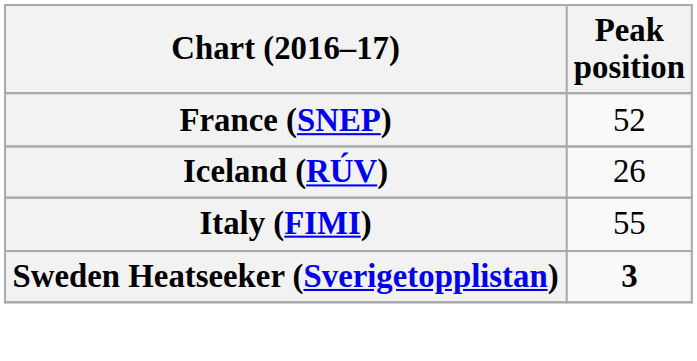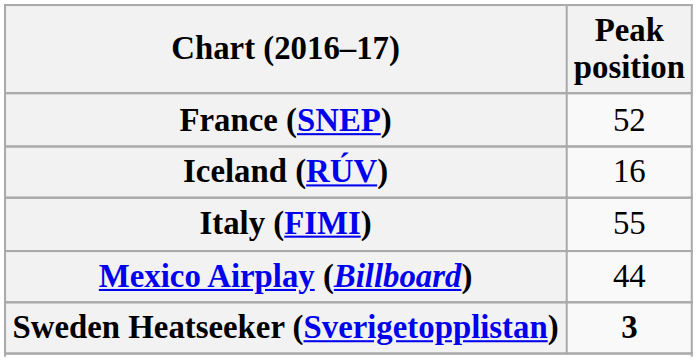(629, 171) 26 -> (629, 171) 16
+ row: (286, 275)
